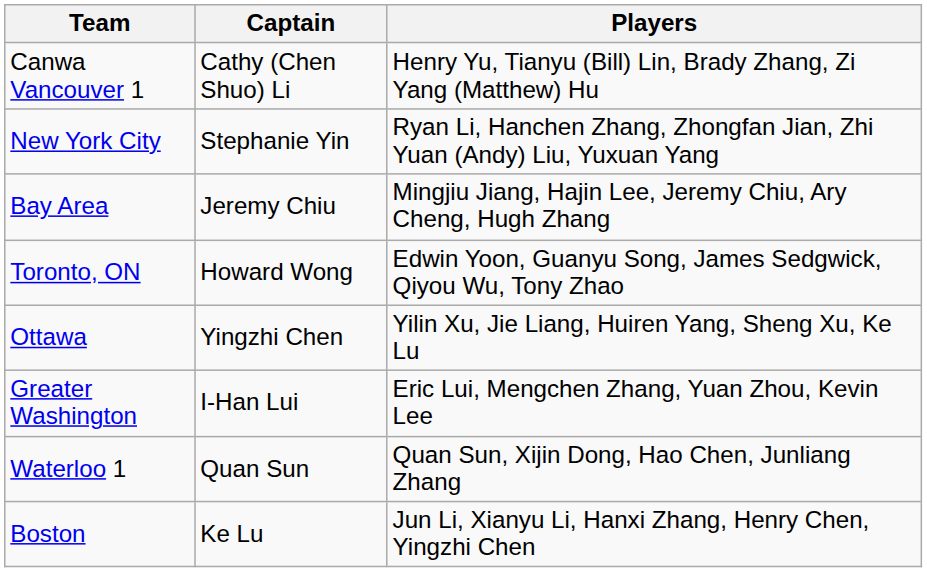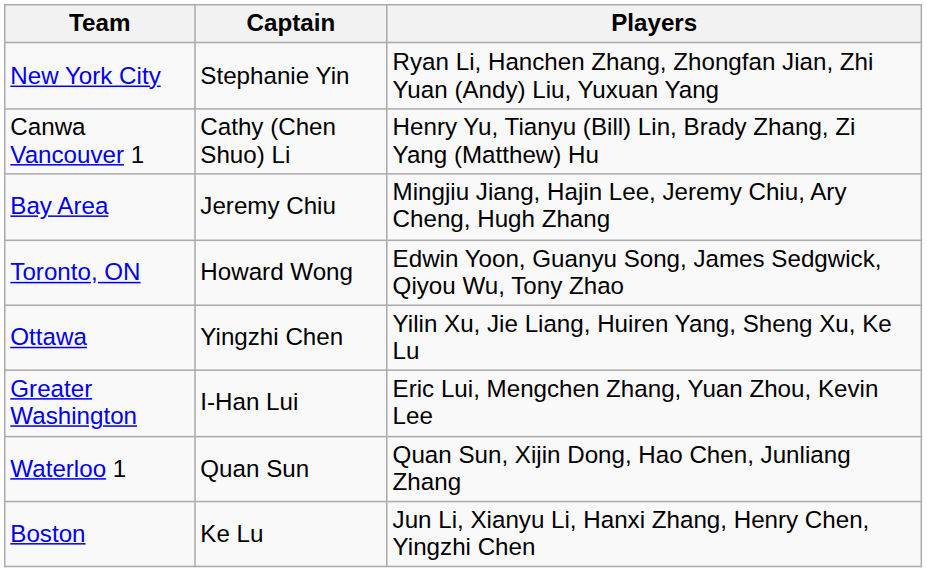rows swapped: (77, 75) <-> (86, 141)
